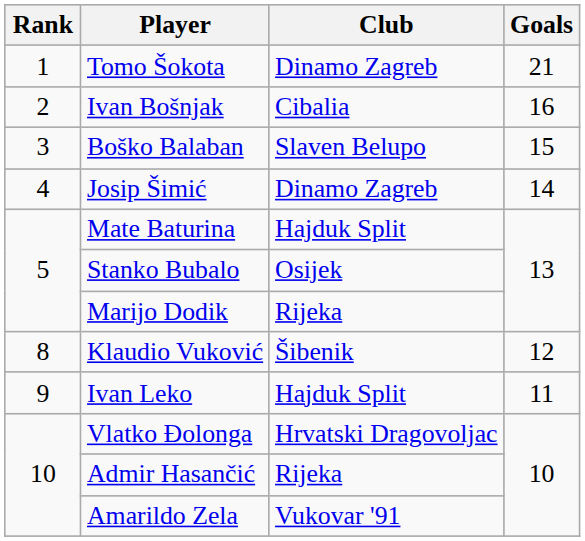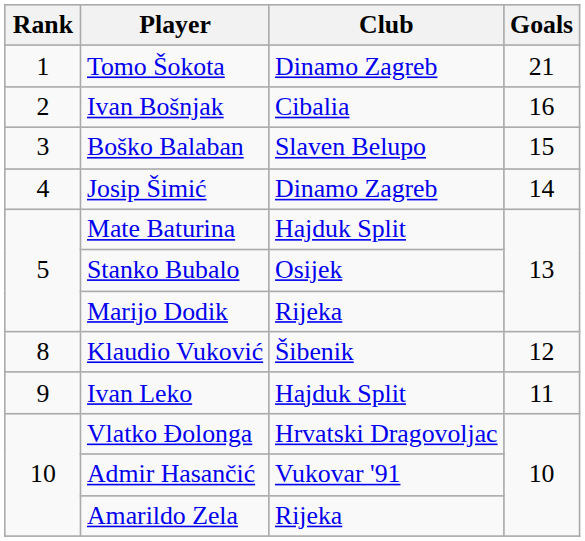(309, 474) Rijeka -> (338, 474) Vukovar '91
(338, 515) Vukovar '91 -> (309, 515) Rijeka
